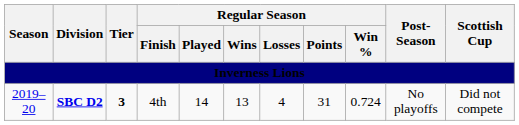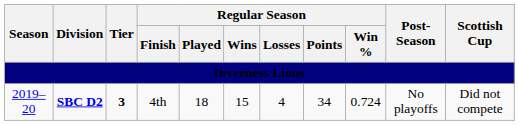(201, 101) 14 -> (201, 101) 18
(242, 101) 13 -> (242, 101) 15
(324, 101) 31 -> (324, 101) 34
